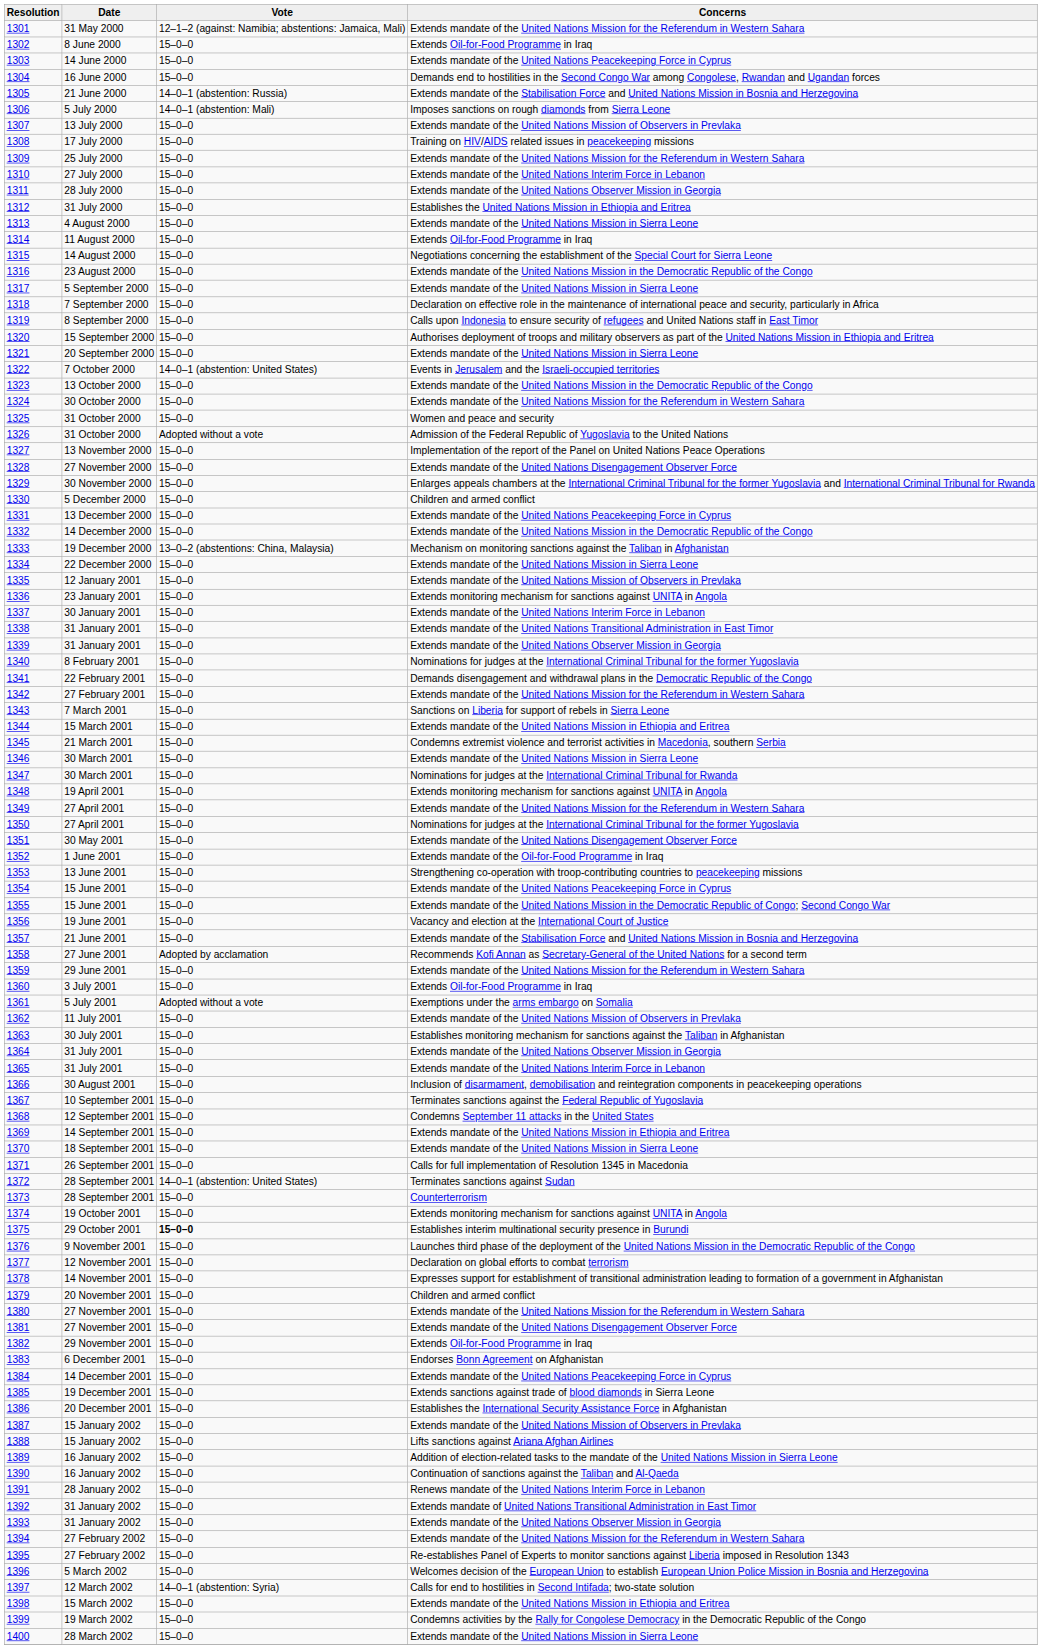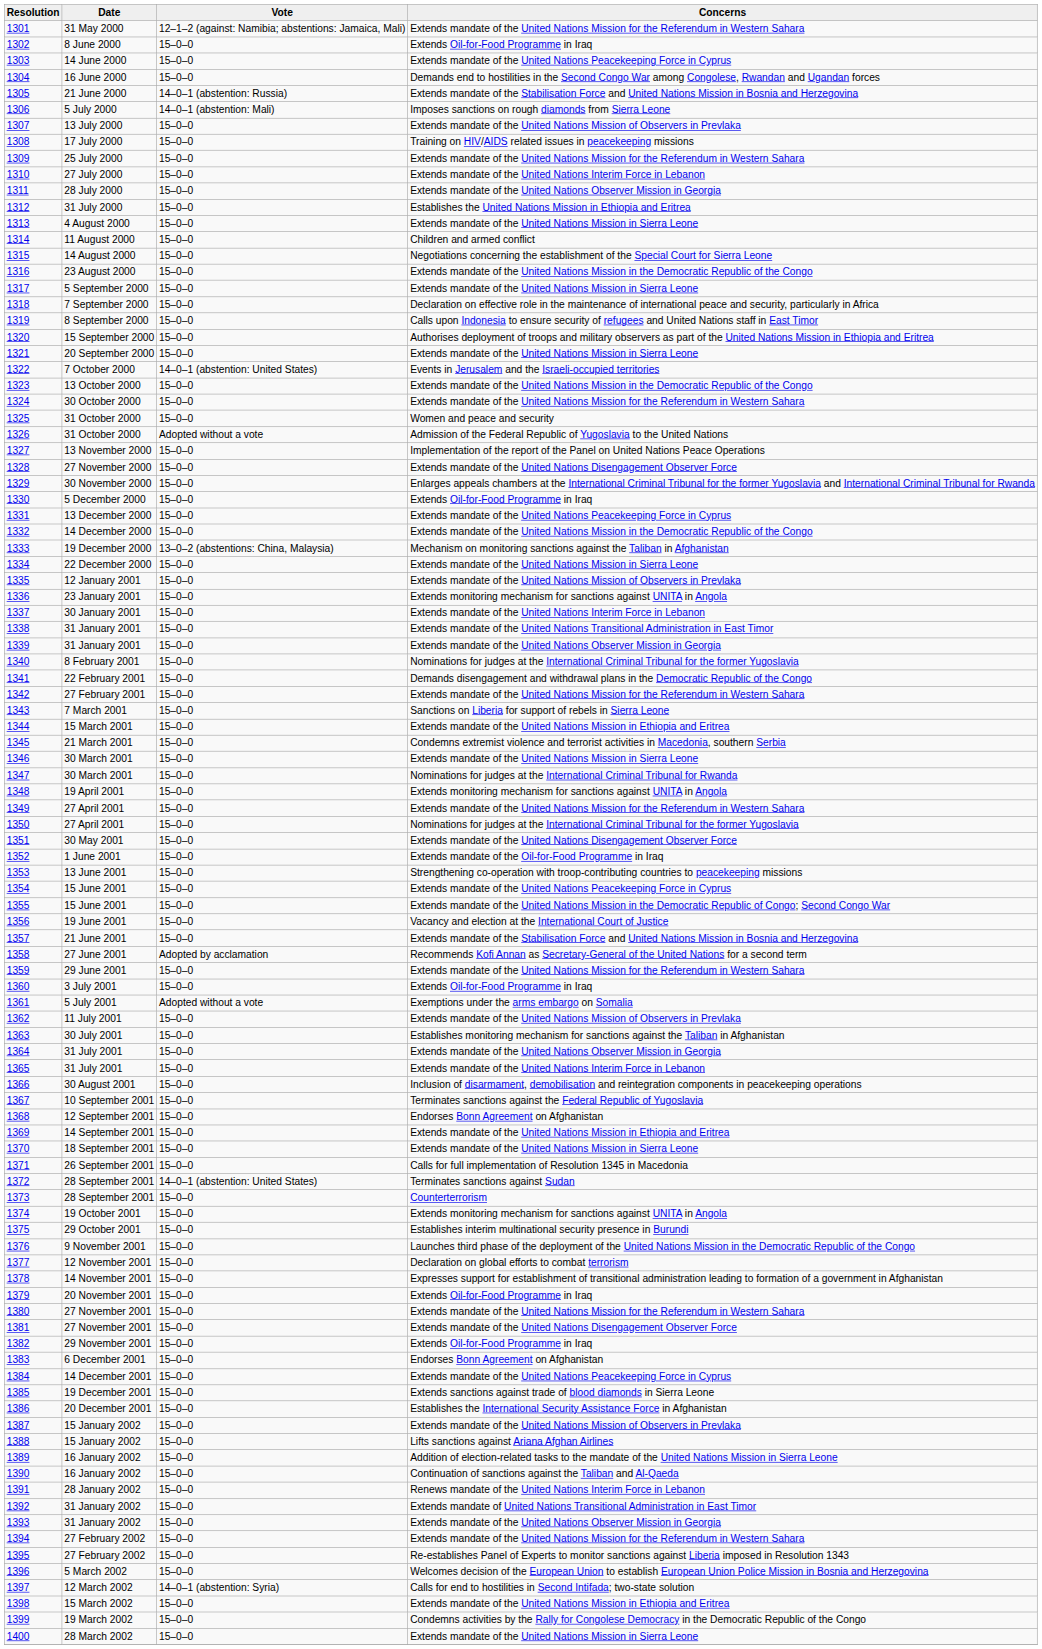(501, 239) Extends Oil-for-Food Programme in Iraq -> (472, 239) Children and armed conflict
(472, 499) Children and armed conflict -> (501, 499) Extends Oil-for-Food Programme in Iraq
(532, 1116) Condemns September 11 attacks in the United States -> (507, 1116) Endorses Bonn Agreement on Afghanistan
(176, 1230) bold -> (176, 1230) normal
(472, 1295) Children and armed conflict -> (501, 1295) Extends Oil-for-Food Programme in Iraq
